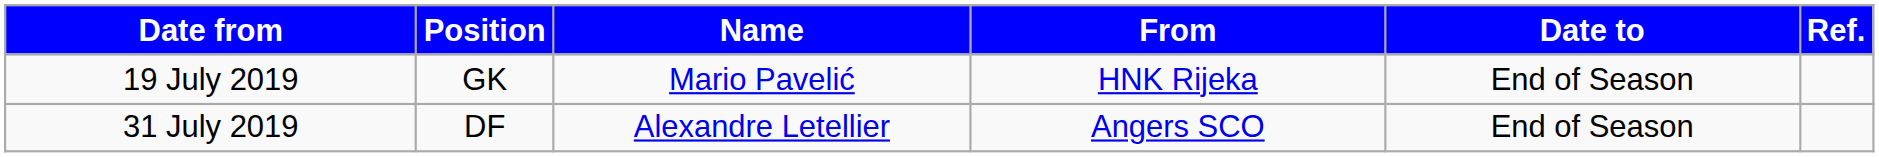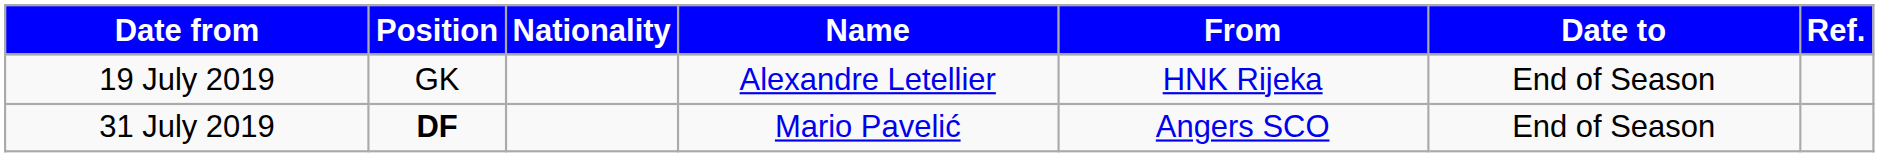+ column: (592, 30)
(762, 79) Mario Pavelić -> (868, 79) Alexandre Letellier
(485, 128) normal -> (437, 128) bold
(762, 128) Alexandre Letellier -> (868, 128) Mario Pavelić
